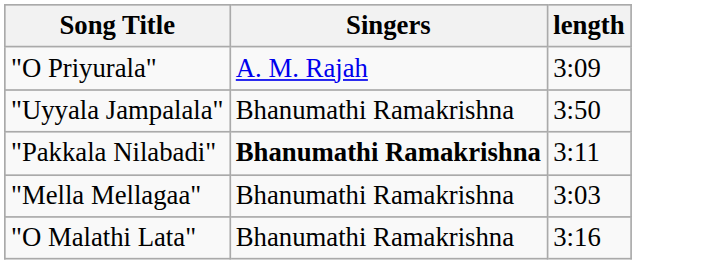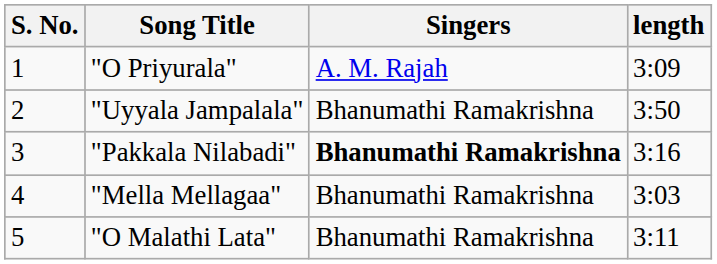+ column: (45, 25)
(577, 152) 3:11 -> (657, 152) 3:16
(577, 237) 3:16 -> (656, 237) 3:11
